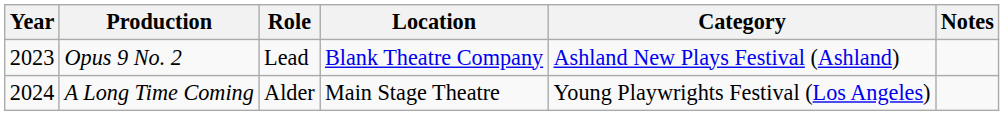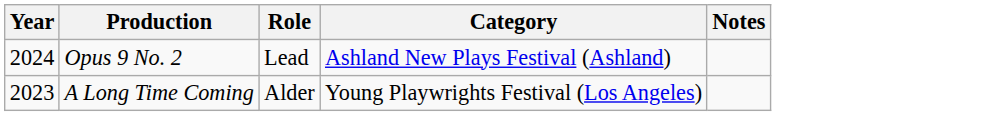- column: (434, 22)
(32, 57) 2023 -> (32, 57) 2024
(32, 92) 2024 -> (32, 92) 2023
